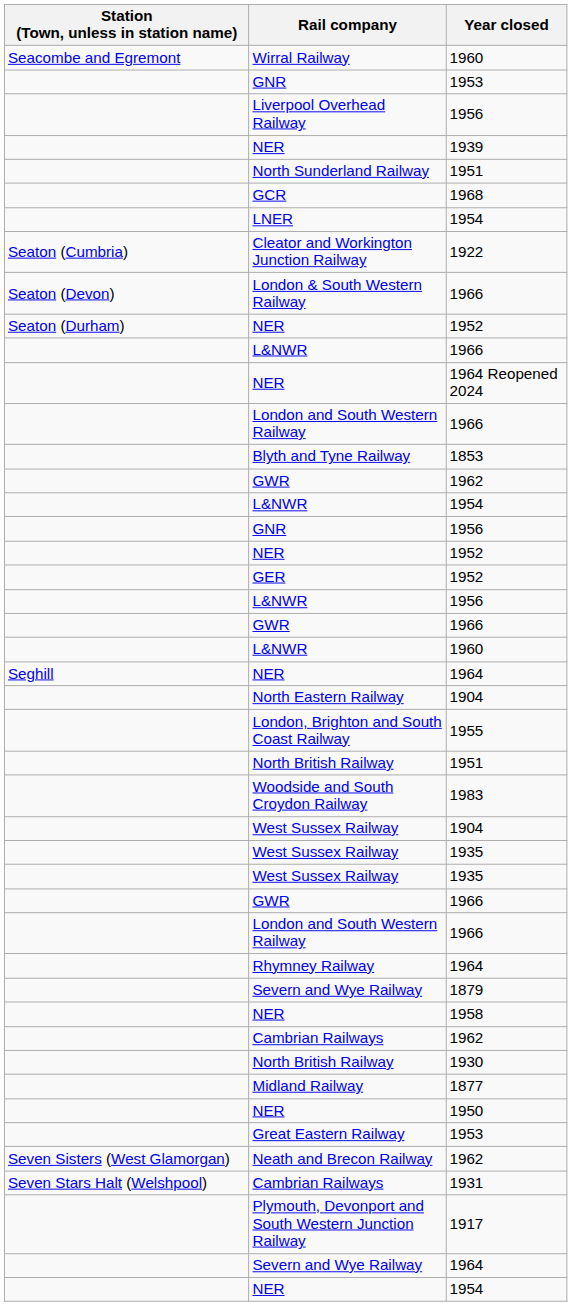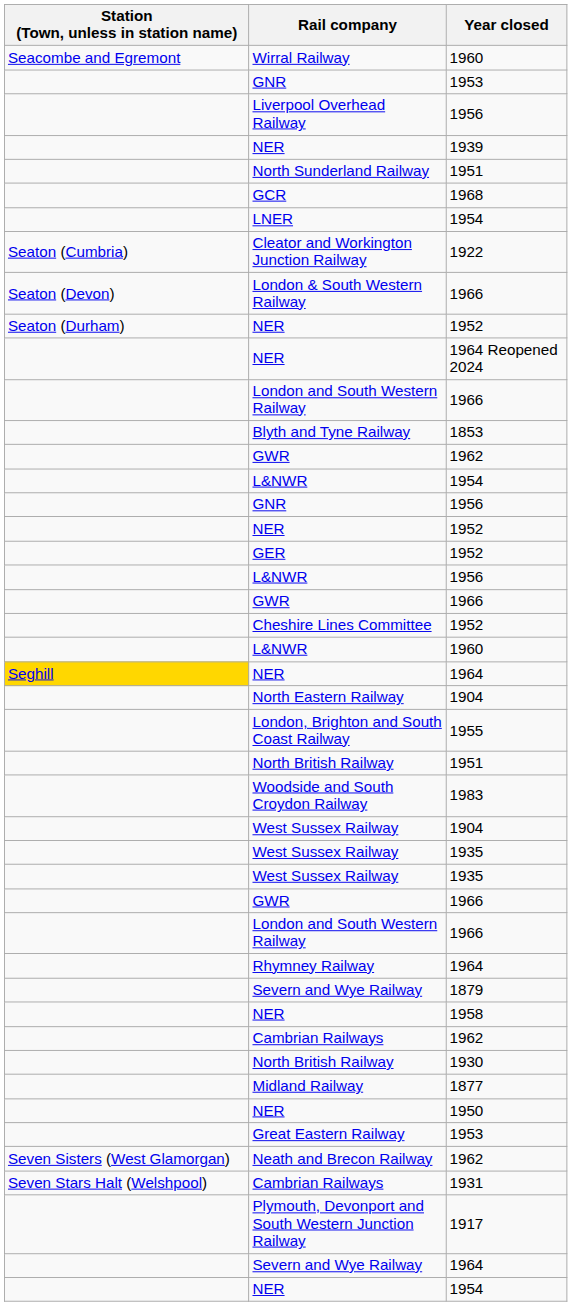- row: (280, 350)
+ row: (342, 625)
(31, 673) no background -> (31, 673) gold background
